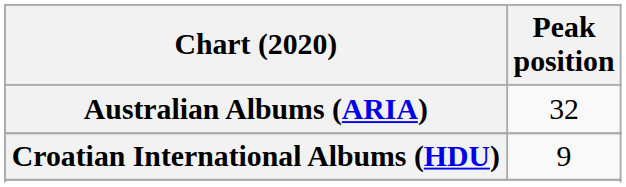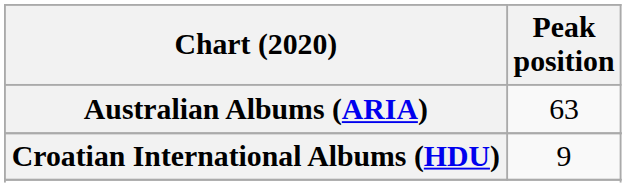(564, 108) 32 -> (564, 108) 63
